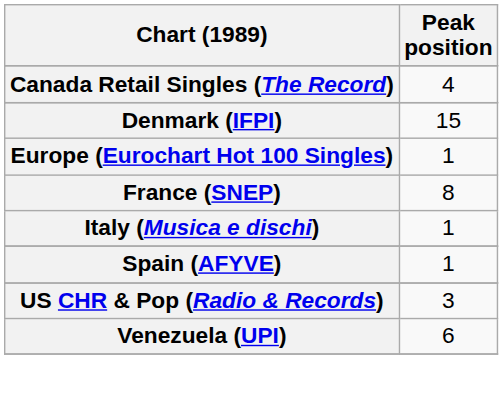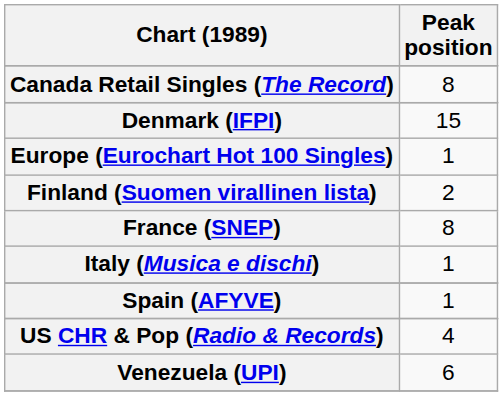(448, 84) 4 -> (448, 84) 8
+ row: (202, 192)
(448, 300) 3 -> (448, 336) 4
